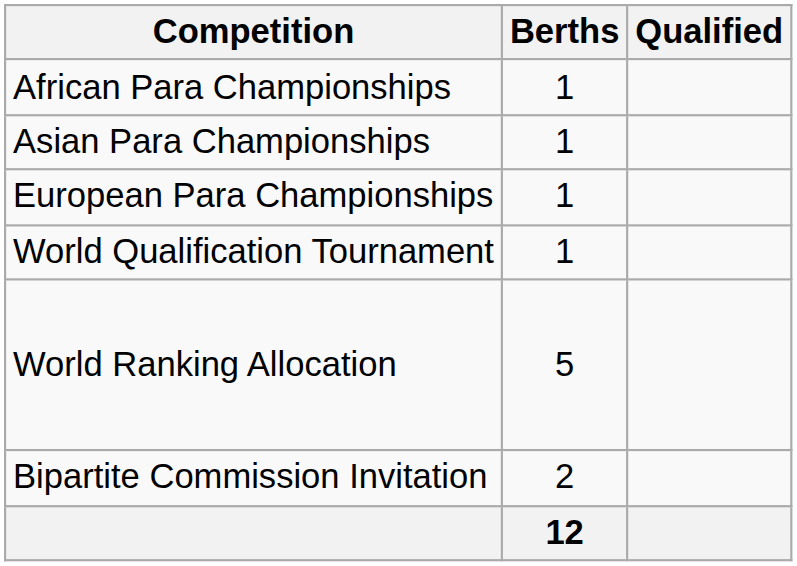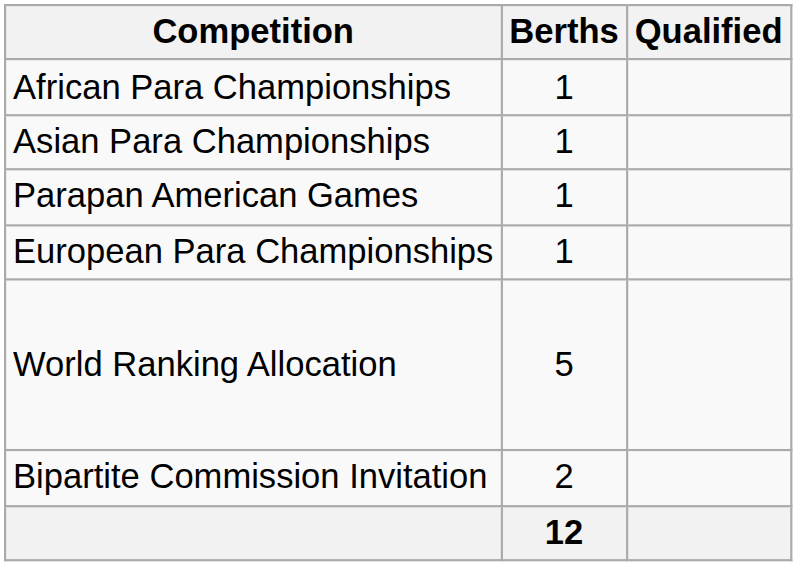+ row: (216, 196)
- row: (253, 251)
